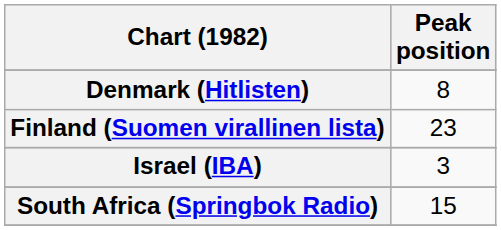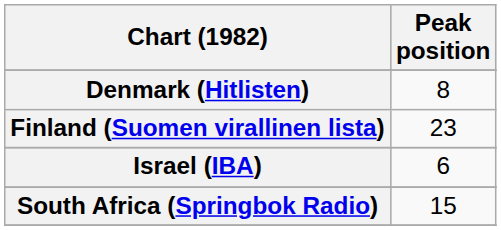(443, 166) 3 -> (443, 166) 6
